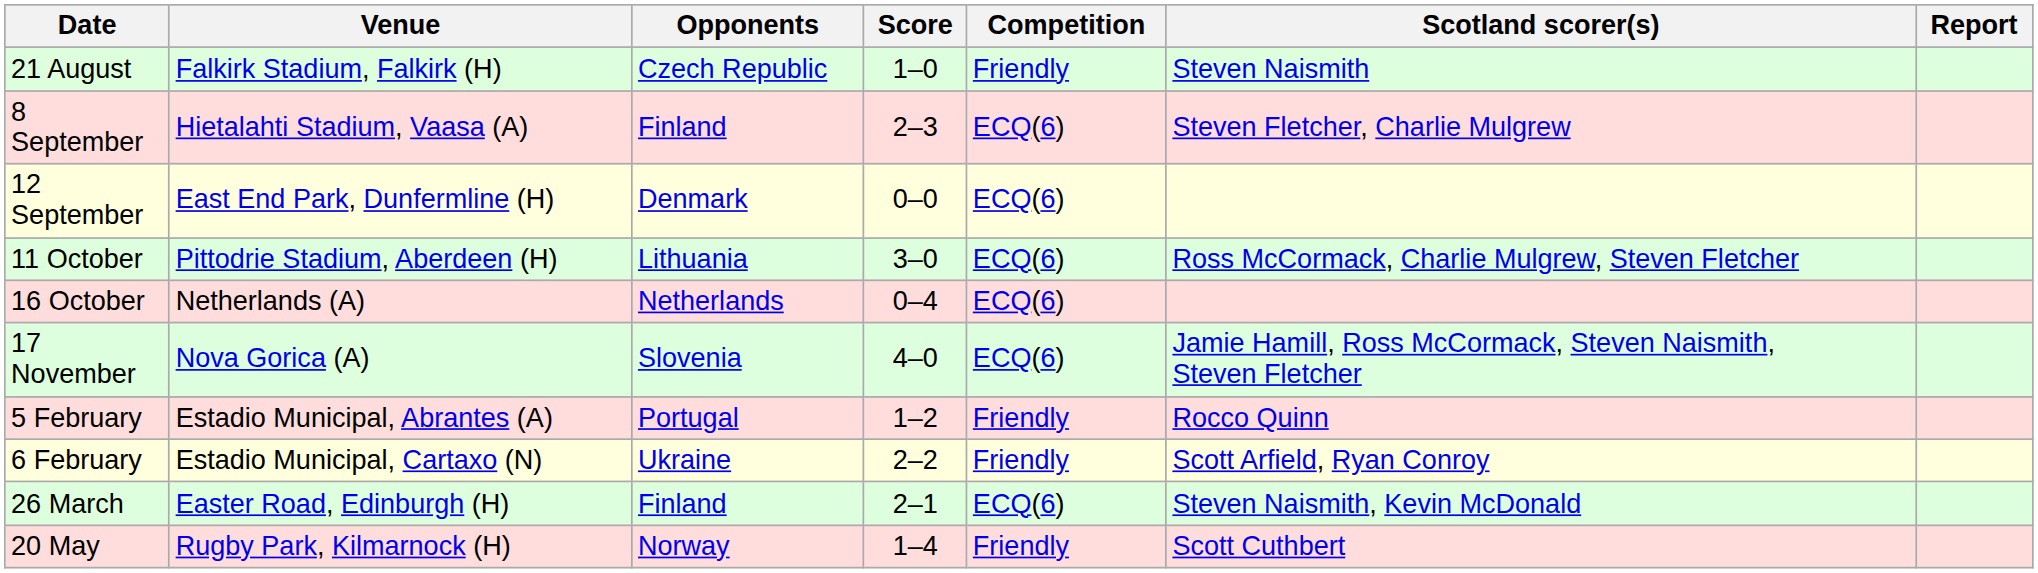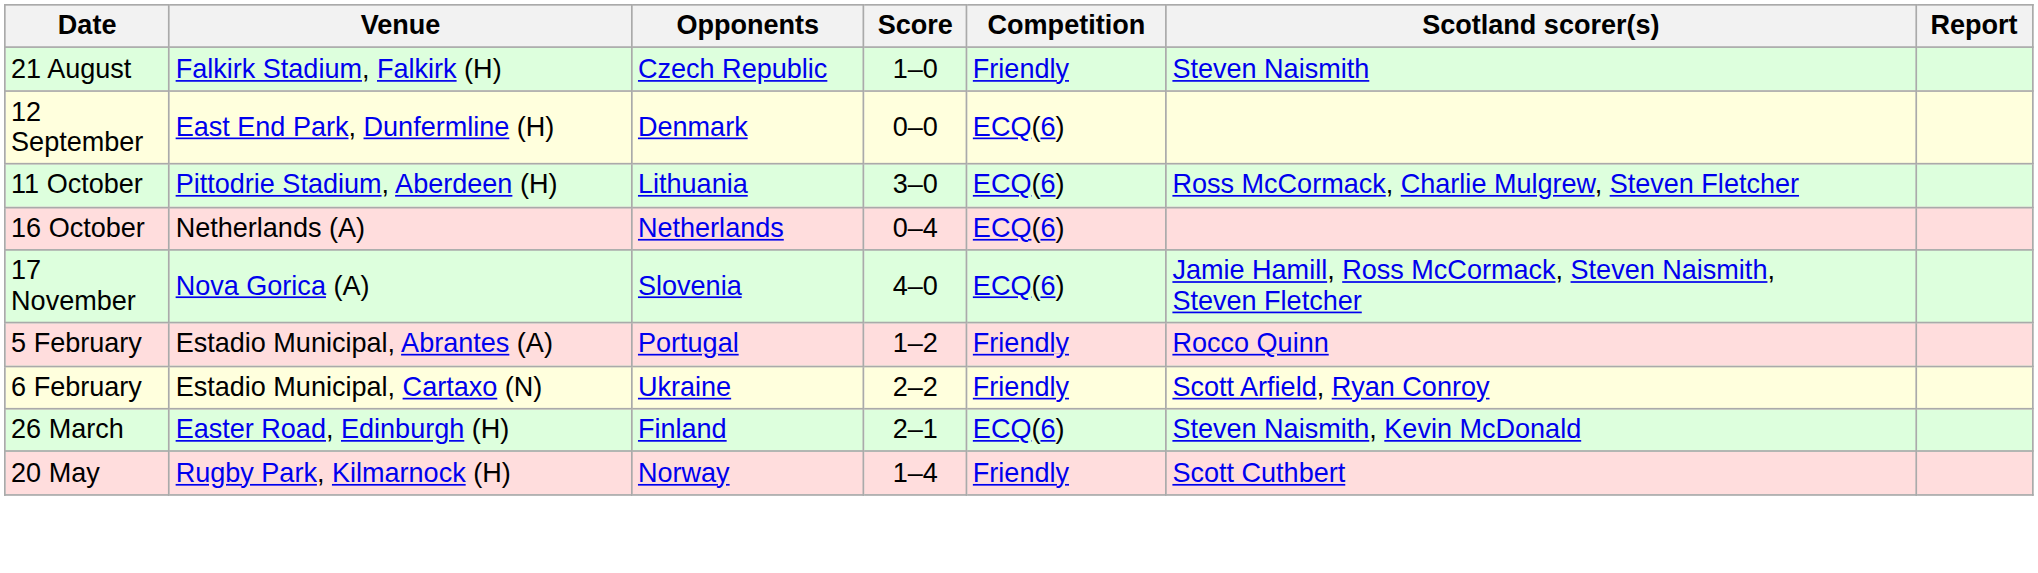- row: (77, 126)
